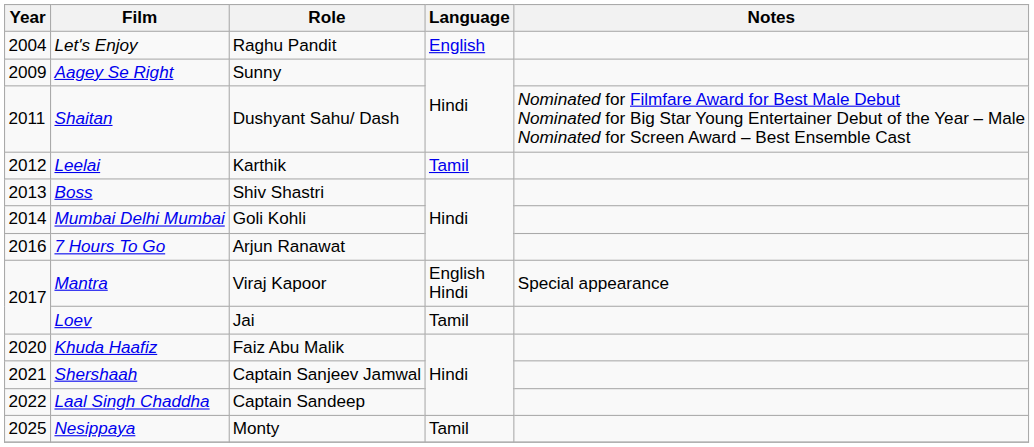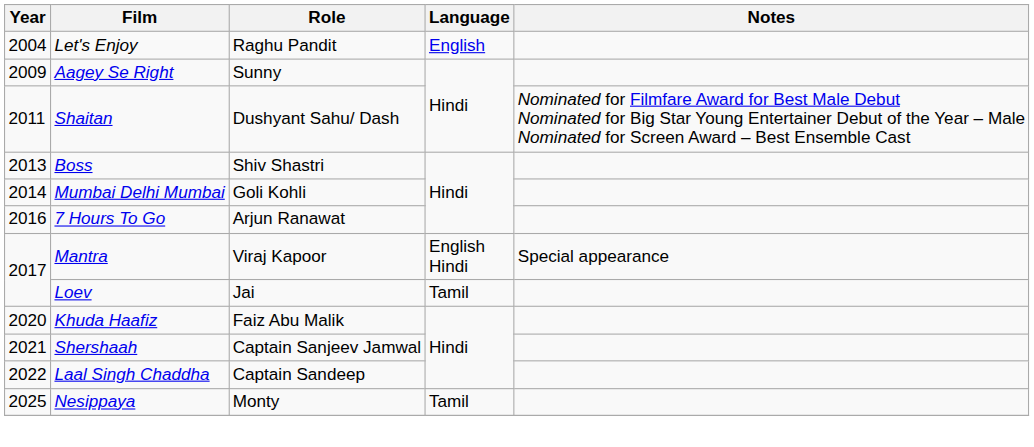- row: (77, 165)
